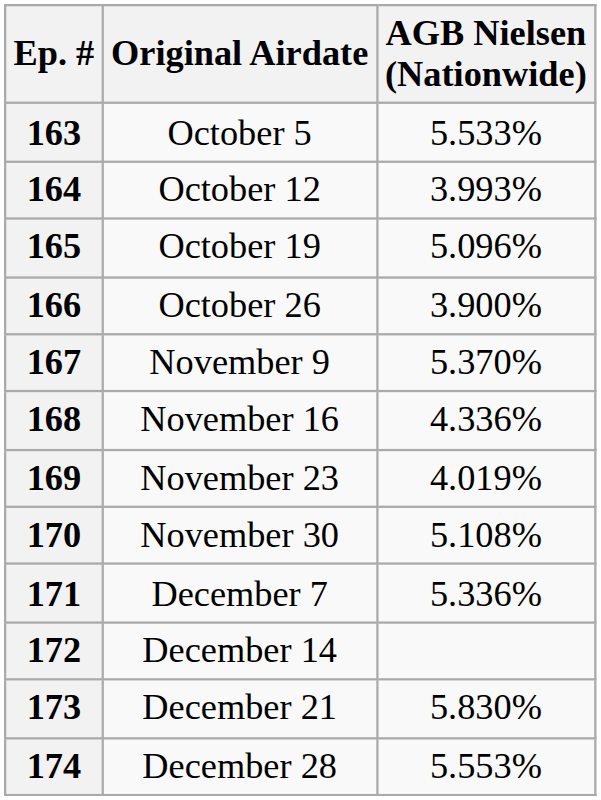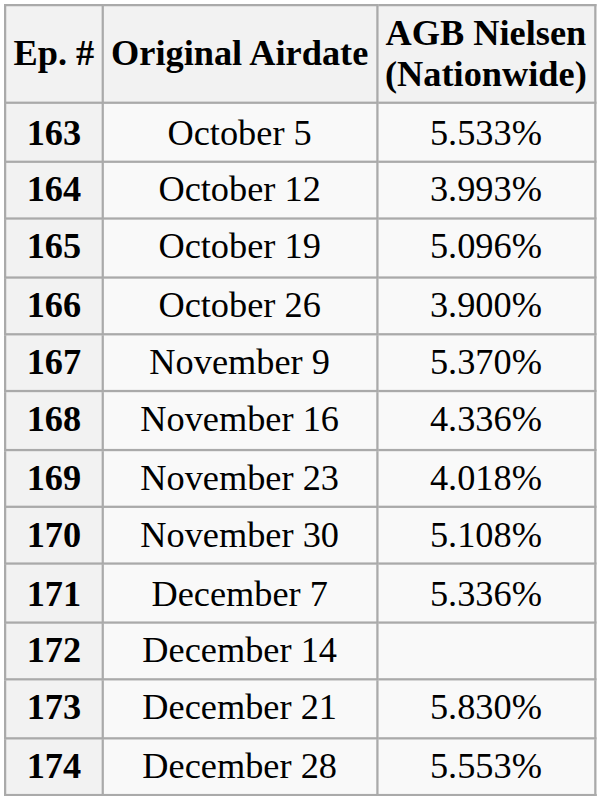(486, 477) 4.019% -> (486, 477) 4.018%
